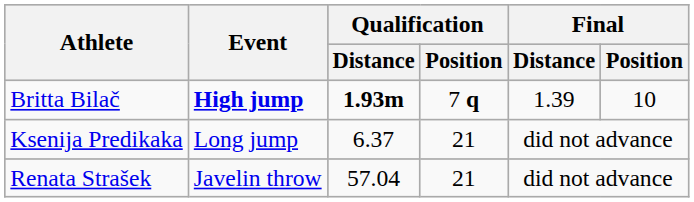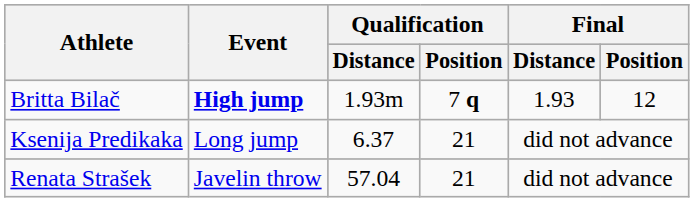(374, 100) bold -> (374, 100) normal
(554, 100) 1.39 -> (554, 100) 1.93
(644, 100) 10 -> (644, 100) 12
